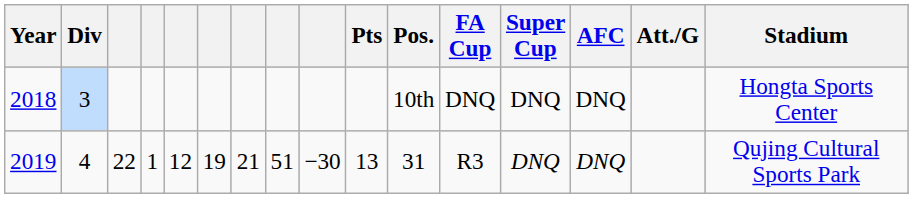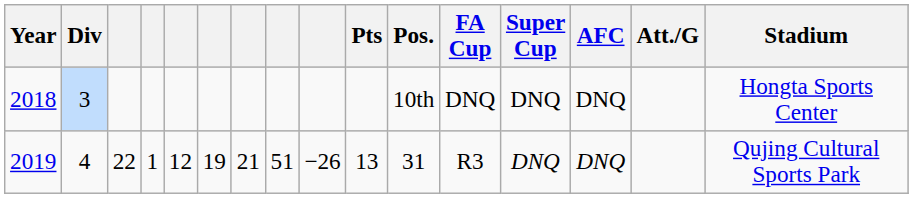(323, 161) −30 -> (323, 161) −26
